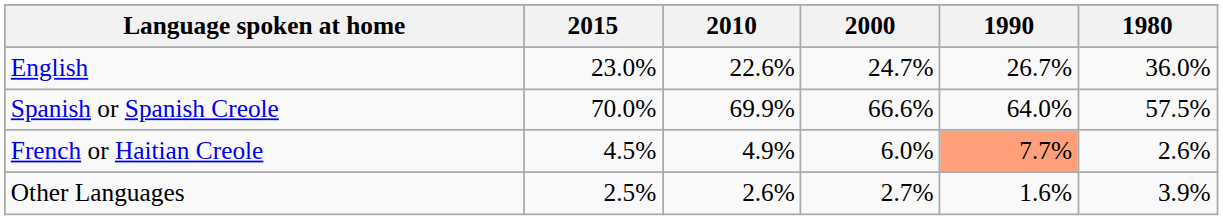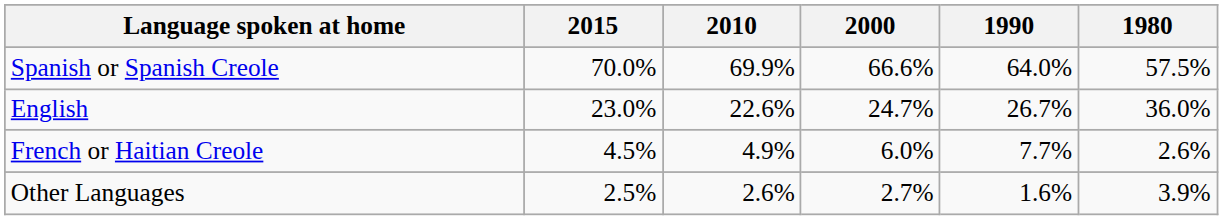rows swapped: (50, 67) <-> (145, 109)
(1046, 151) lightsalmon background -> (1046, 151) no background
